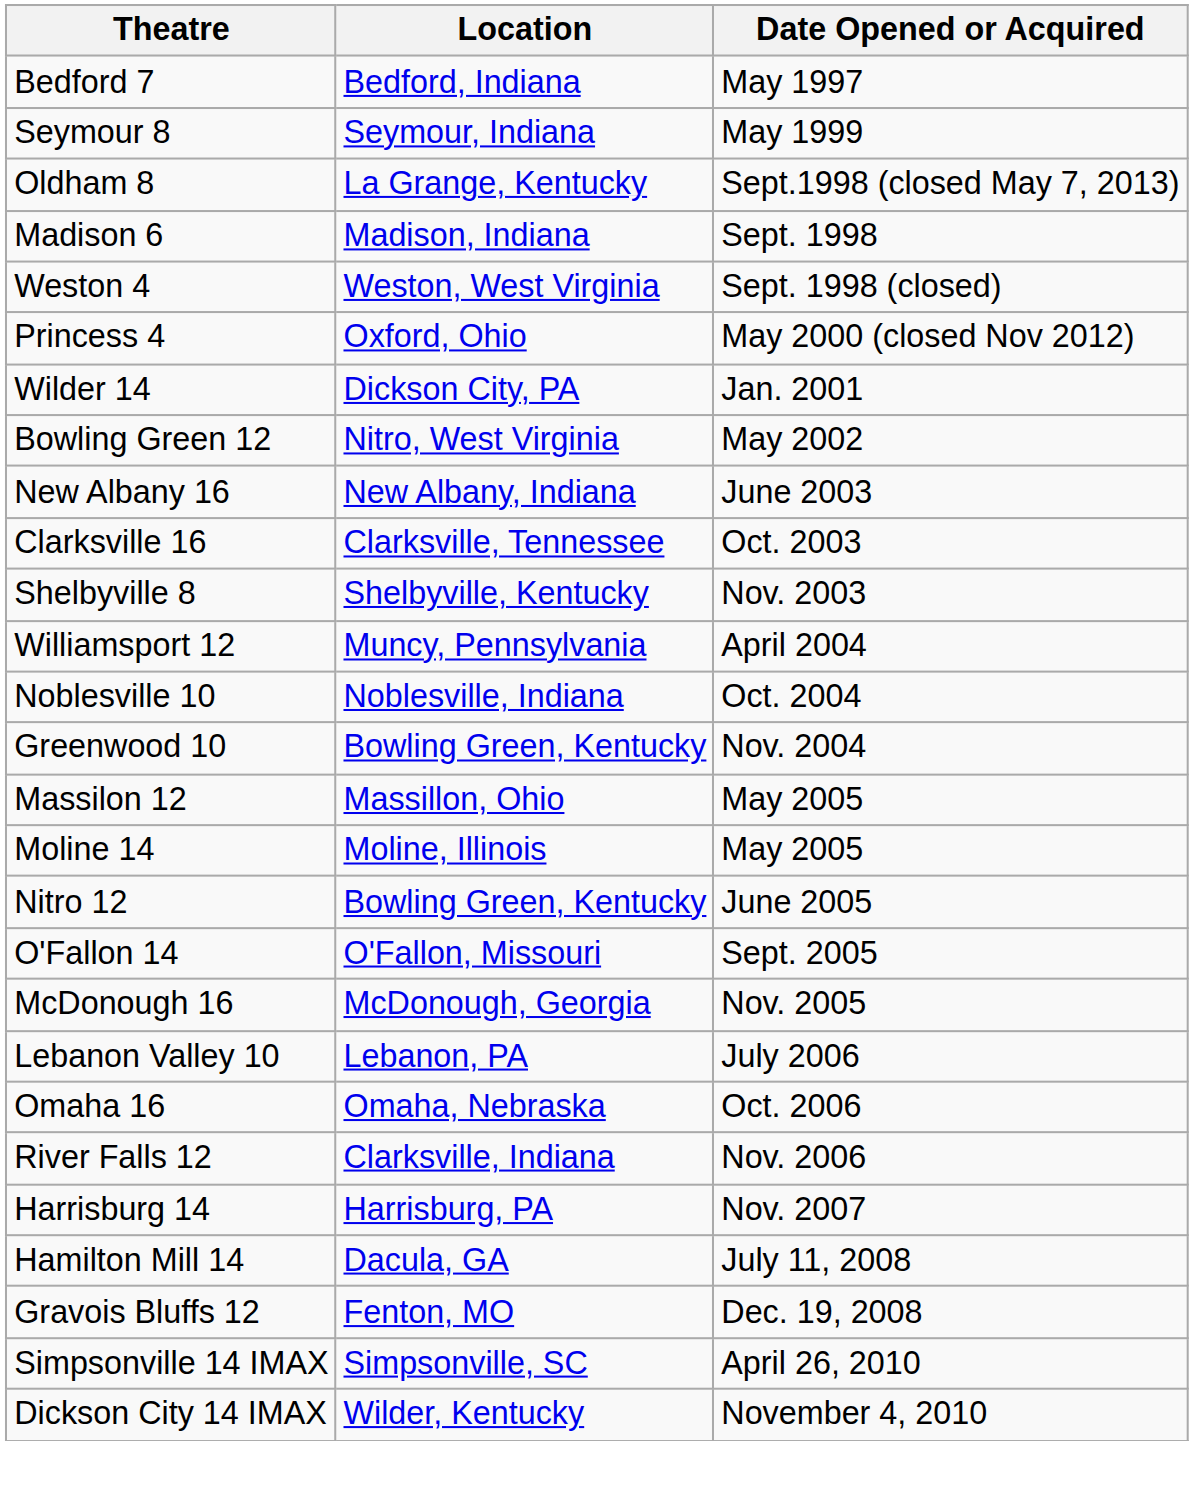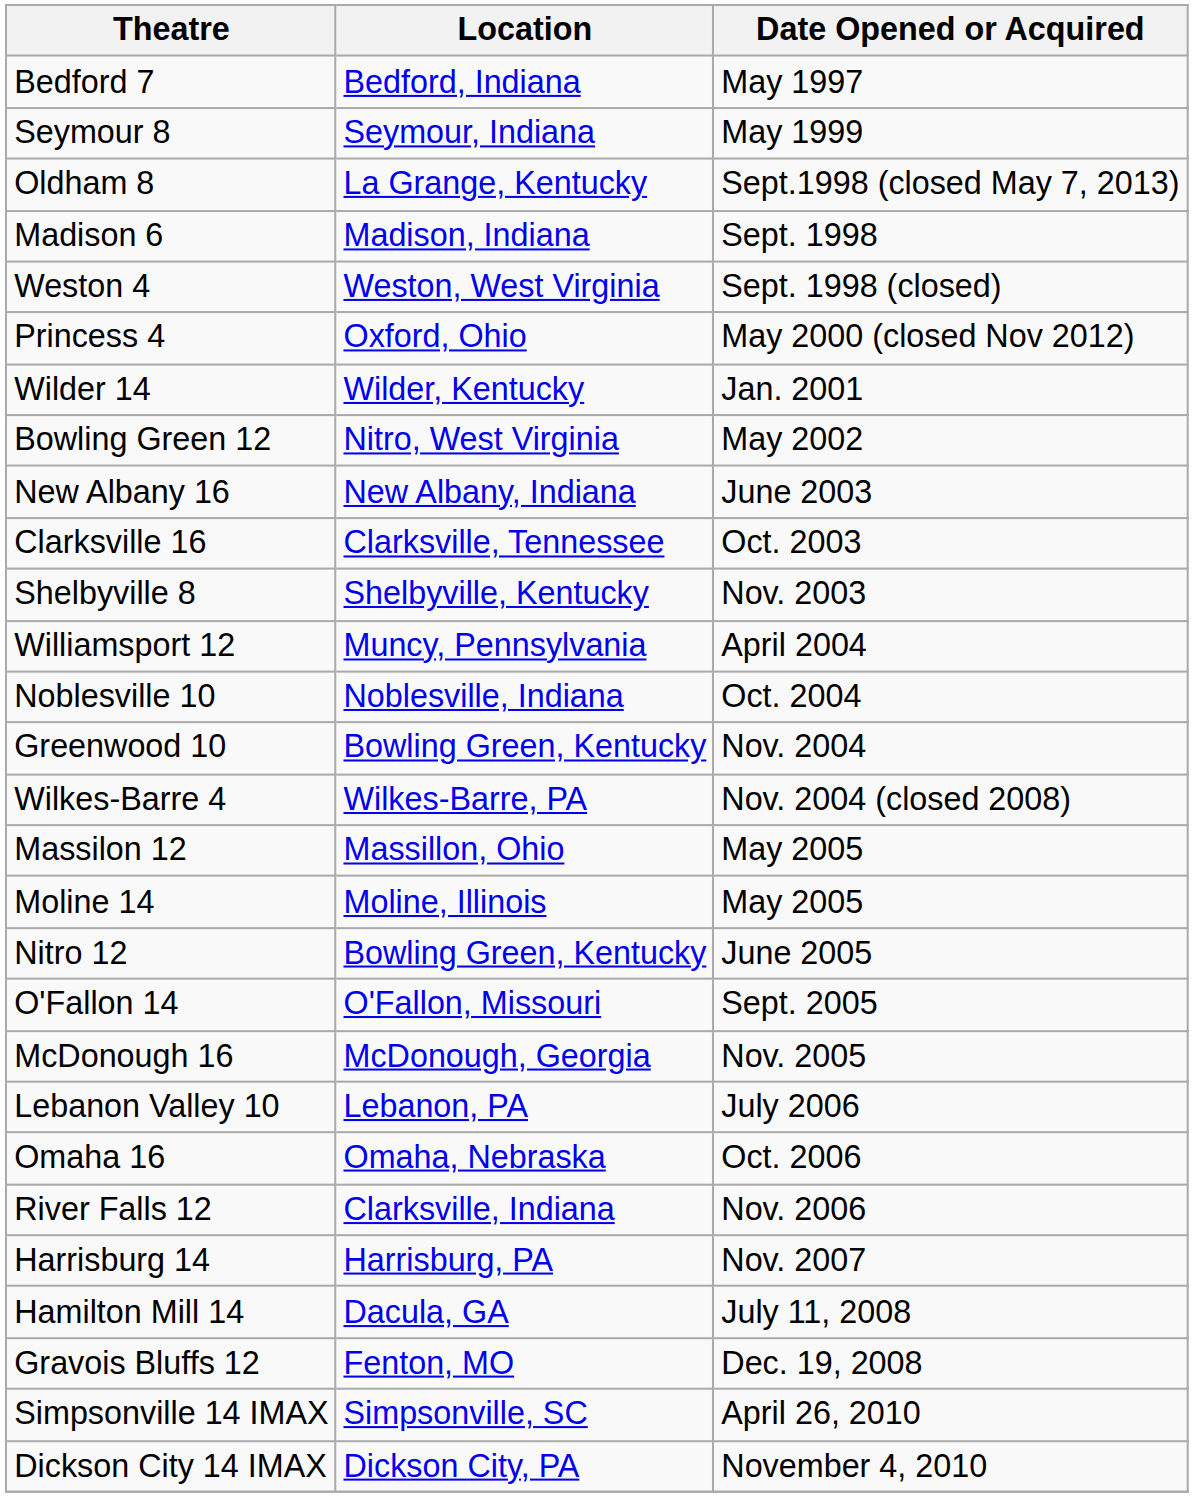(461, 388) Dickson City, PA -> (464, 388) Wilder, Kentucky
+ row: (120, 798)
(464, 1414) Wilder, Kentucky -> (461, 1465) Dickson City, PA
